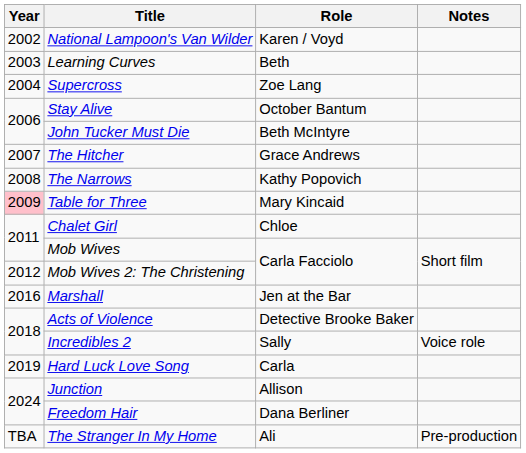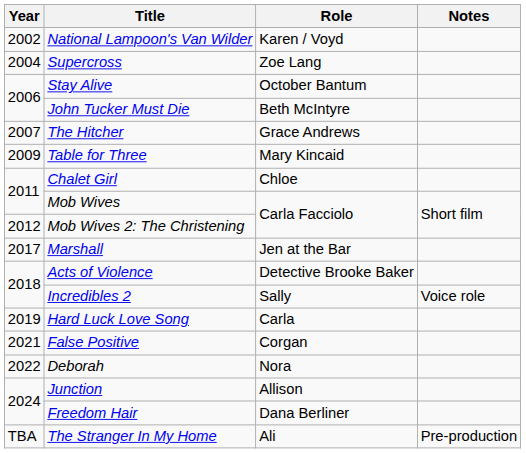- row: (101, 62)
- row: (90, 179)
(24, 202) pink background -> (24, 156) no background
(24, 296) 2016 -> (24, 249) 2017
+ row: (93, 343)
+ row: (76, 366)
